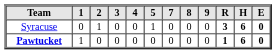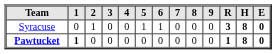+ column: (161, 13)
(243, 26) 6 -> (245, 26) 8
(81, 40) normal -> (76, 40) bold
(243, 40) 6 -> (245, 40) 8
